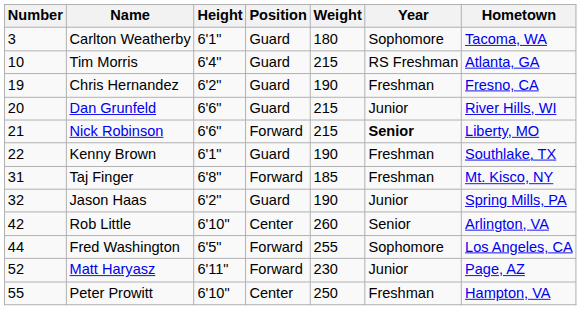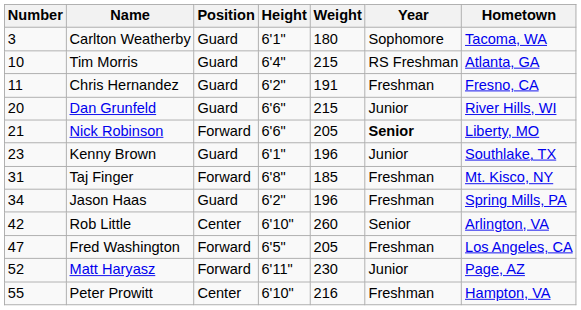columns swapped: (278, 16) <-> (220, 16)
(16, 85) 19 -> (15, 85) 11
(326, 85) 190 -> (326, 85) 191
(326, 131) 215 -> (326, 131) 205
(16, 154) 22 -> (16, 154) 23
(326, 154) 190 -> (326, 154) 196
(401, 154) Freshman -> (388, 154) Junior
(16, 200) 32 -> (16, 200) 34
(326, 200) 190 -> (326, 200) 196
(388, 200) Junior -> (401, 200) Freshman
(16, 246) 44 -> (16, 246) 47
(326, 246) 255 -> (326, 246) 205
(406, 246) Sophomore -> (401, 246) Freshman
(326, 293) 250 -> (326, 293) 216
